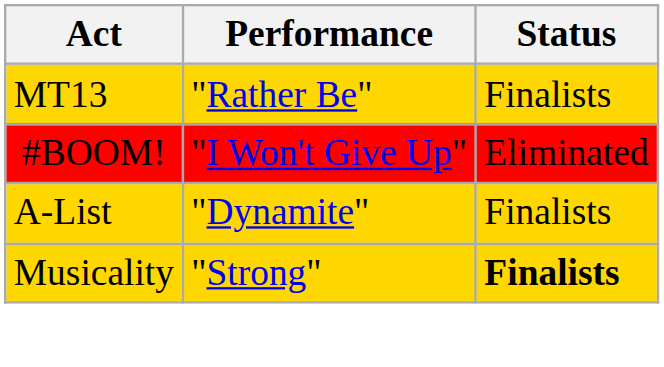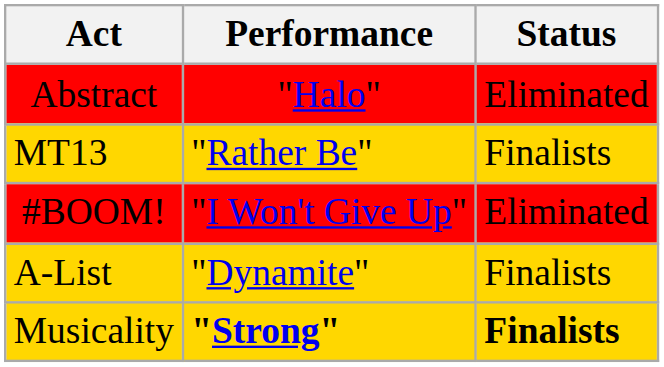+ row: (94, 93)
(256, 271) normal -> (266, 331) bold
